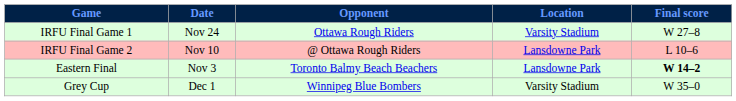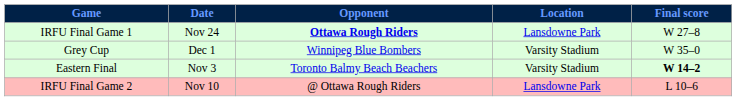(364, 31) normal -> (364, 31) bold
(562, 31) Varsity Stadium -> (562, 31) Lansdowne Park
rows swapped: (86, 50) <-> (86, 86)
(562, 68) Lansdowne Park -> (562, 68) Varsity Stadium
